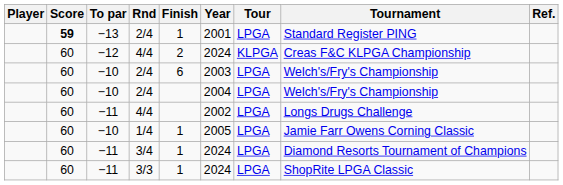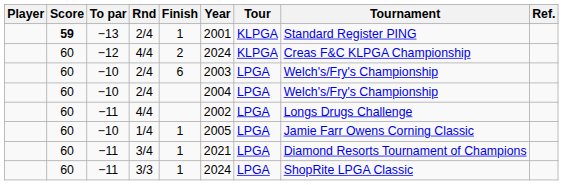(253, 33) LPGA -> (257, 33) KLPGA
(218, 151) 2024 -> (218, 151) 2021
